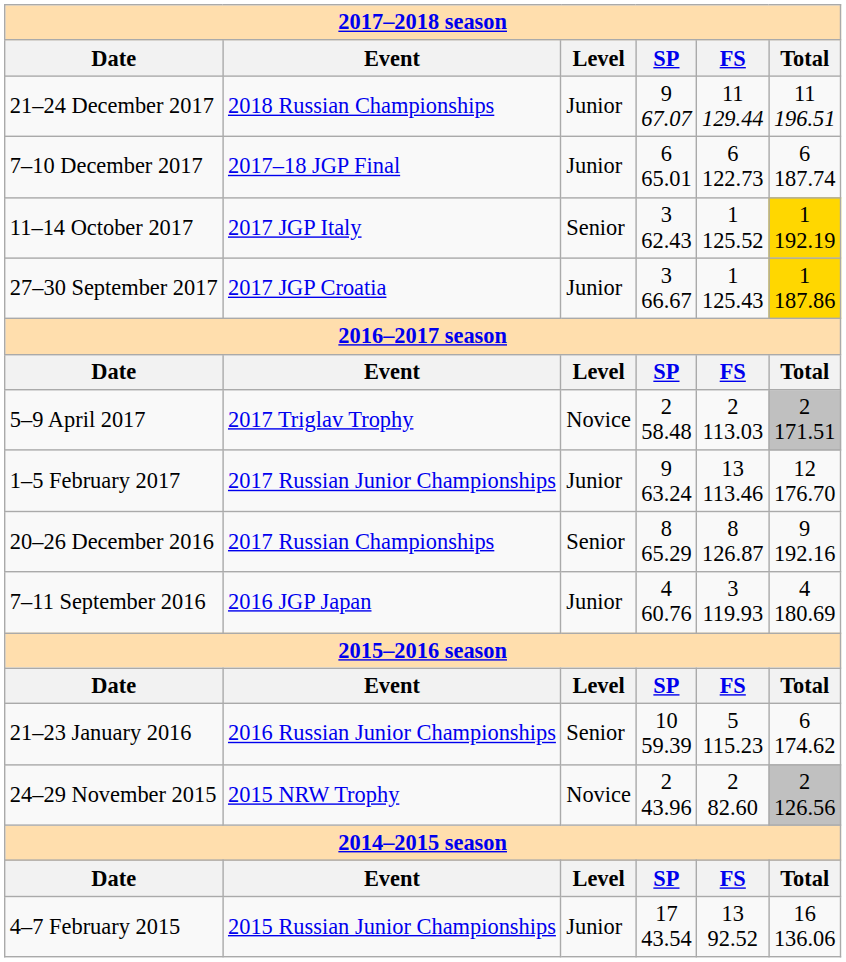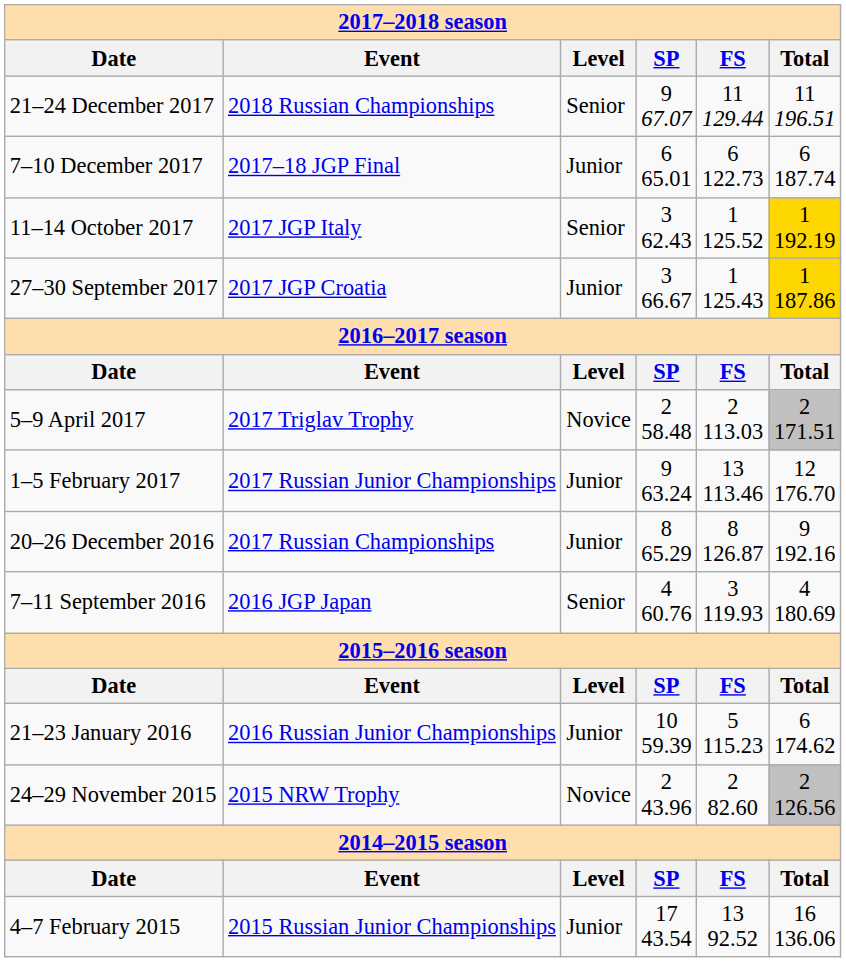(594, 105) Junior -> (595, 105) Senior
(595, 541) Senior -> (594, 541) Junior
(594, 602) Junior -> (595, 602) Senior
(595, 733) Senior -> (594, 733) Junior
